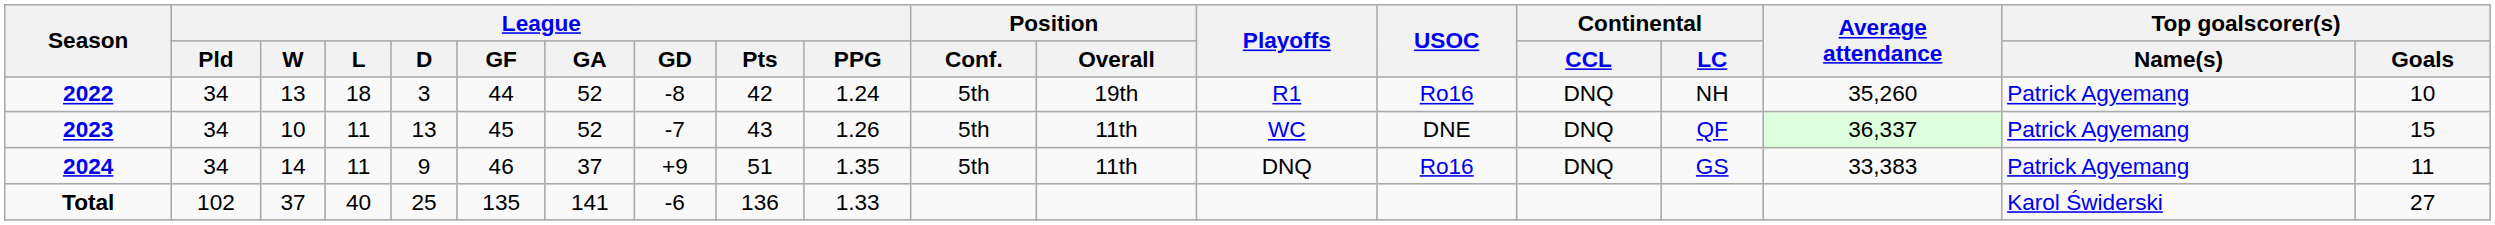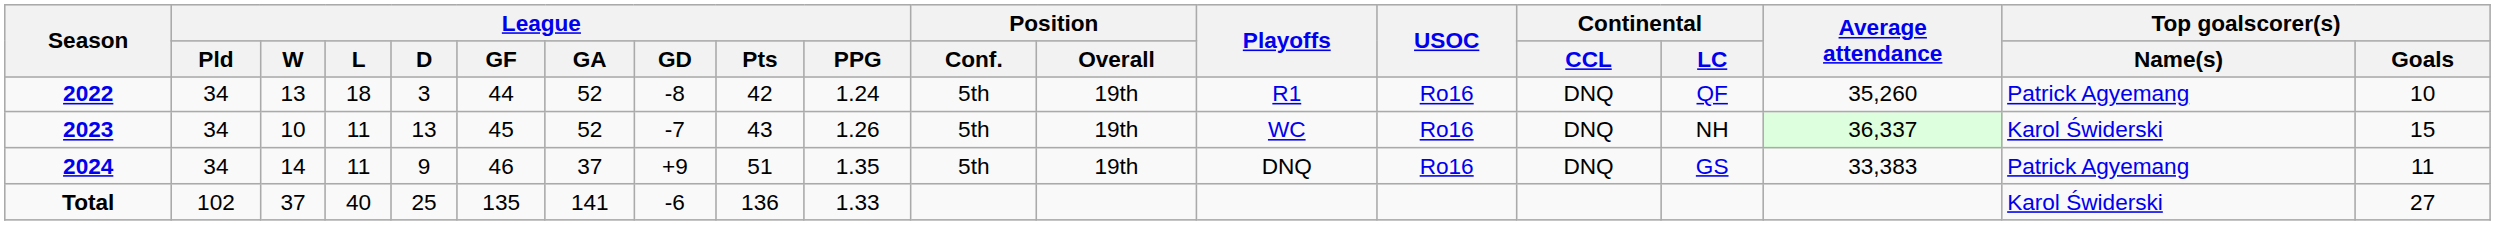(1712, 94) NH -> (1712, 94) QF
(1116, 130) 11th -> (1116, 130) 19th
(1447, 130) DNE -> (1447, 130) Ro16
(1712, 130) QF -> (1712, 130) NH
(2098, 130) Patrick Agyemang -> (2085, 130) Karol Świderski
(1116, 166) 11th -> (1116, 166) 19th
